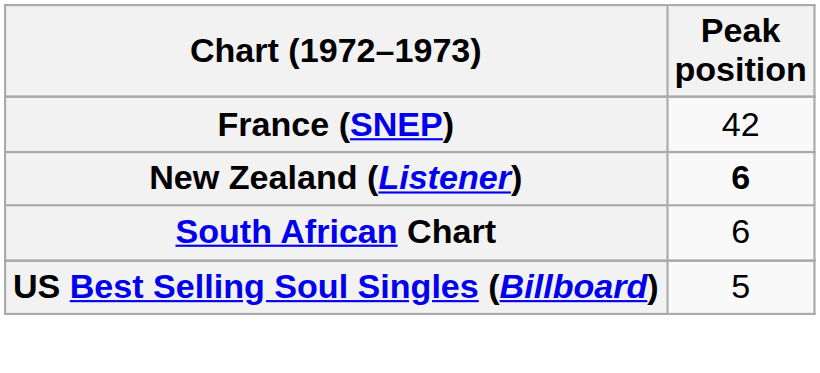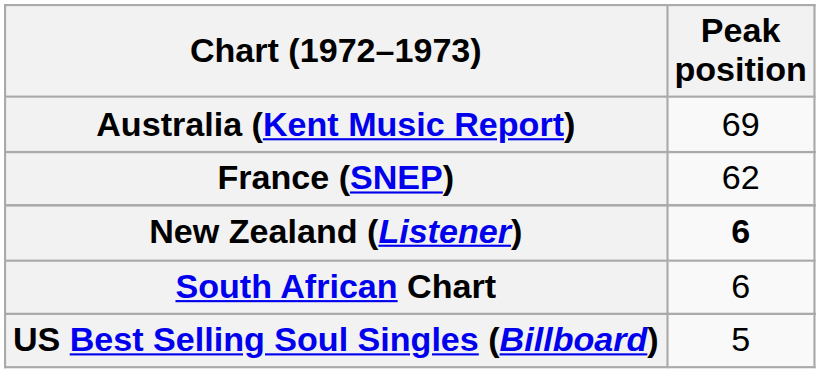+ row: (336, 123)
(741, 123) 42 -> (741, 177) 62
